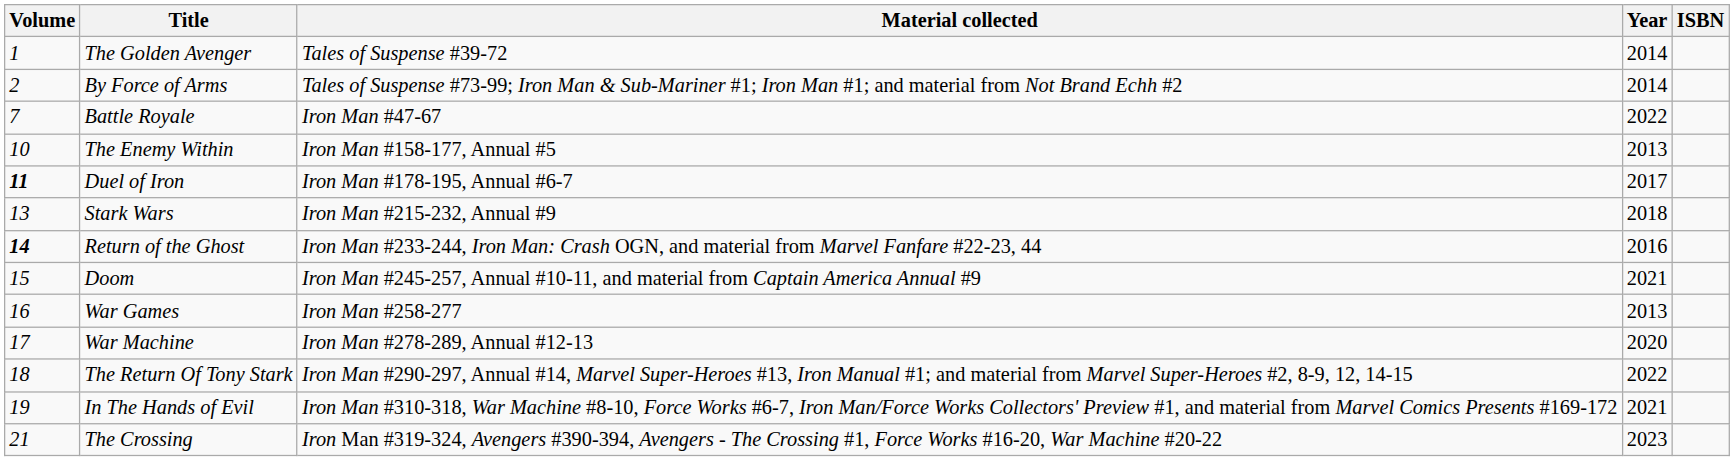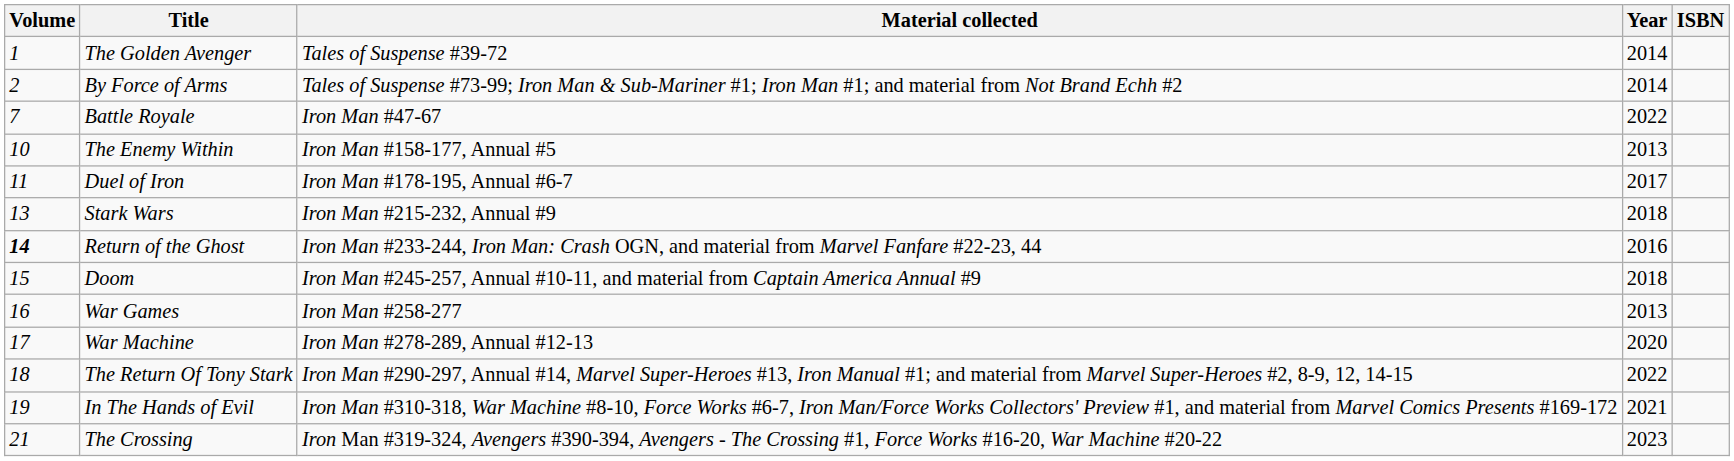(19, 181) bold -> (19, 181) normal
(1647, 278) 2021 -> (1647, 278) 2018
